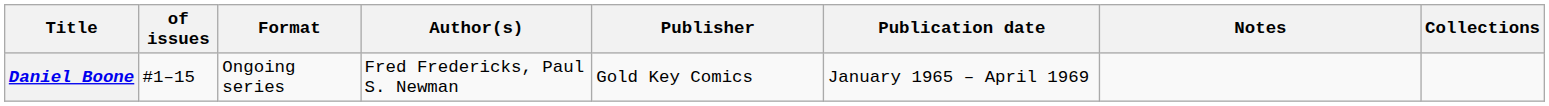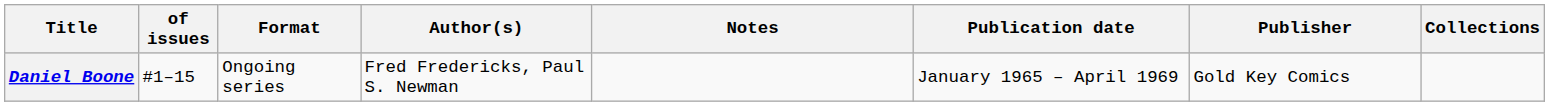columns swapped: (708, 29) <-> (1260, 29)
